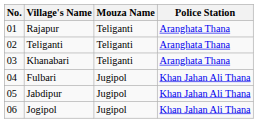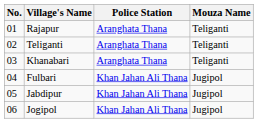columns swapped: (126, 12) <-> (205, 12)
